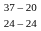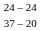rows swapped: (20, 23) <-> (20, 8)
